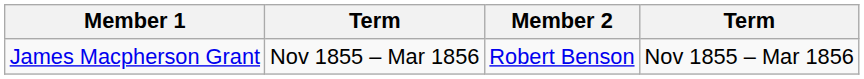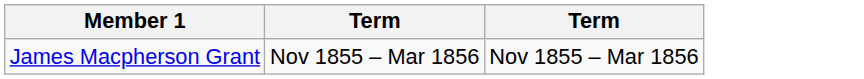- column: (562, 21)
